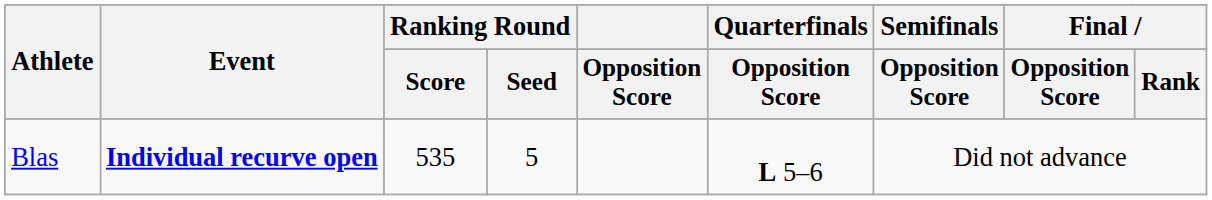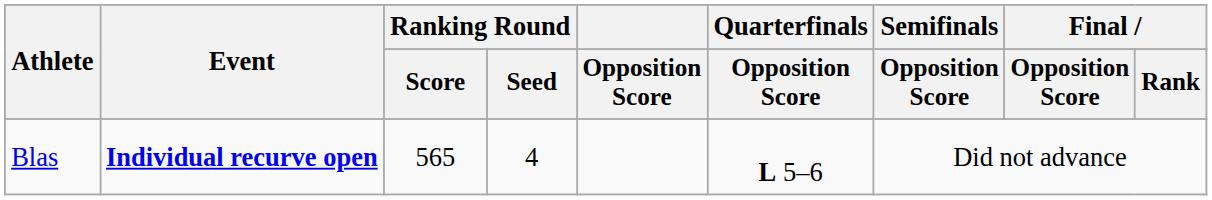(435, 156) 535 -> (435, 156) 565
(532, 156) 5 -> (532, 156) 4
